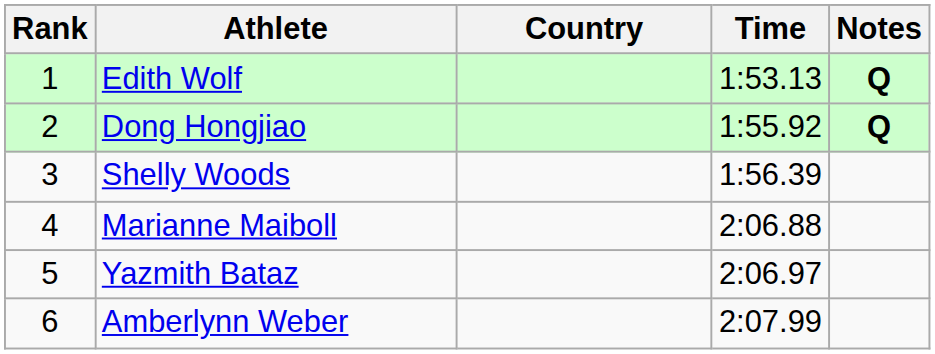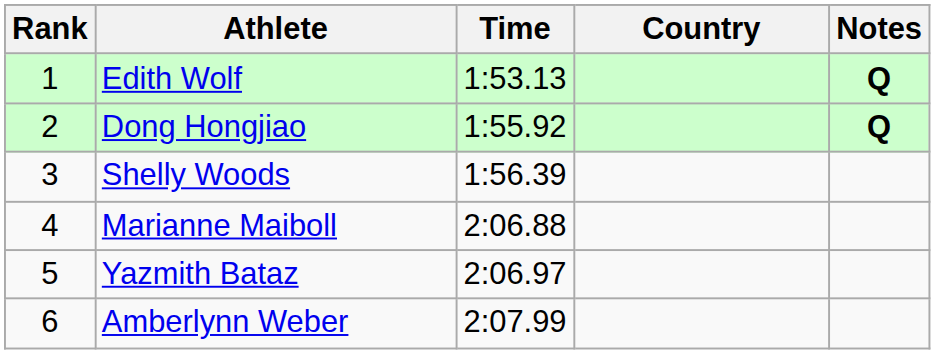columns swapped: (584, 28) <-> (770, 28)
